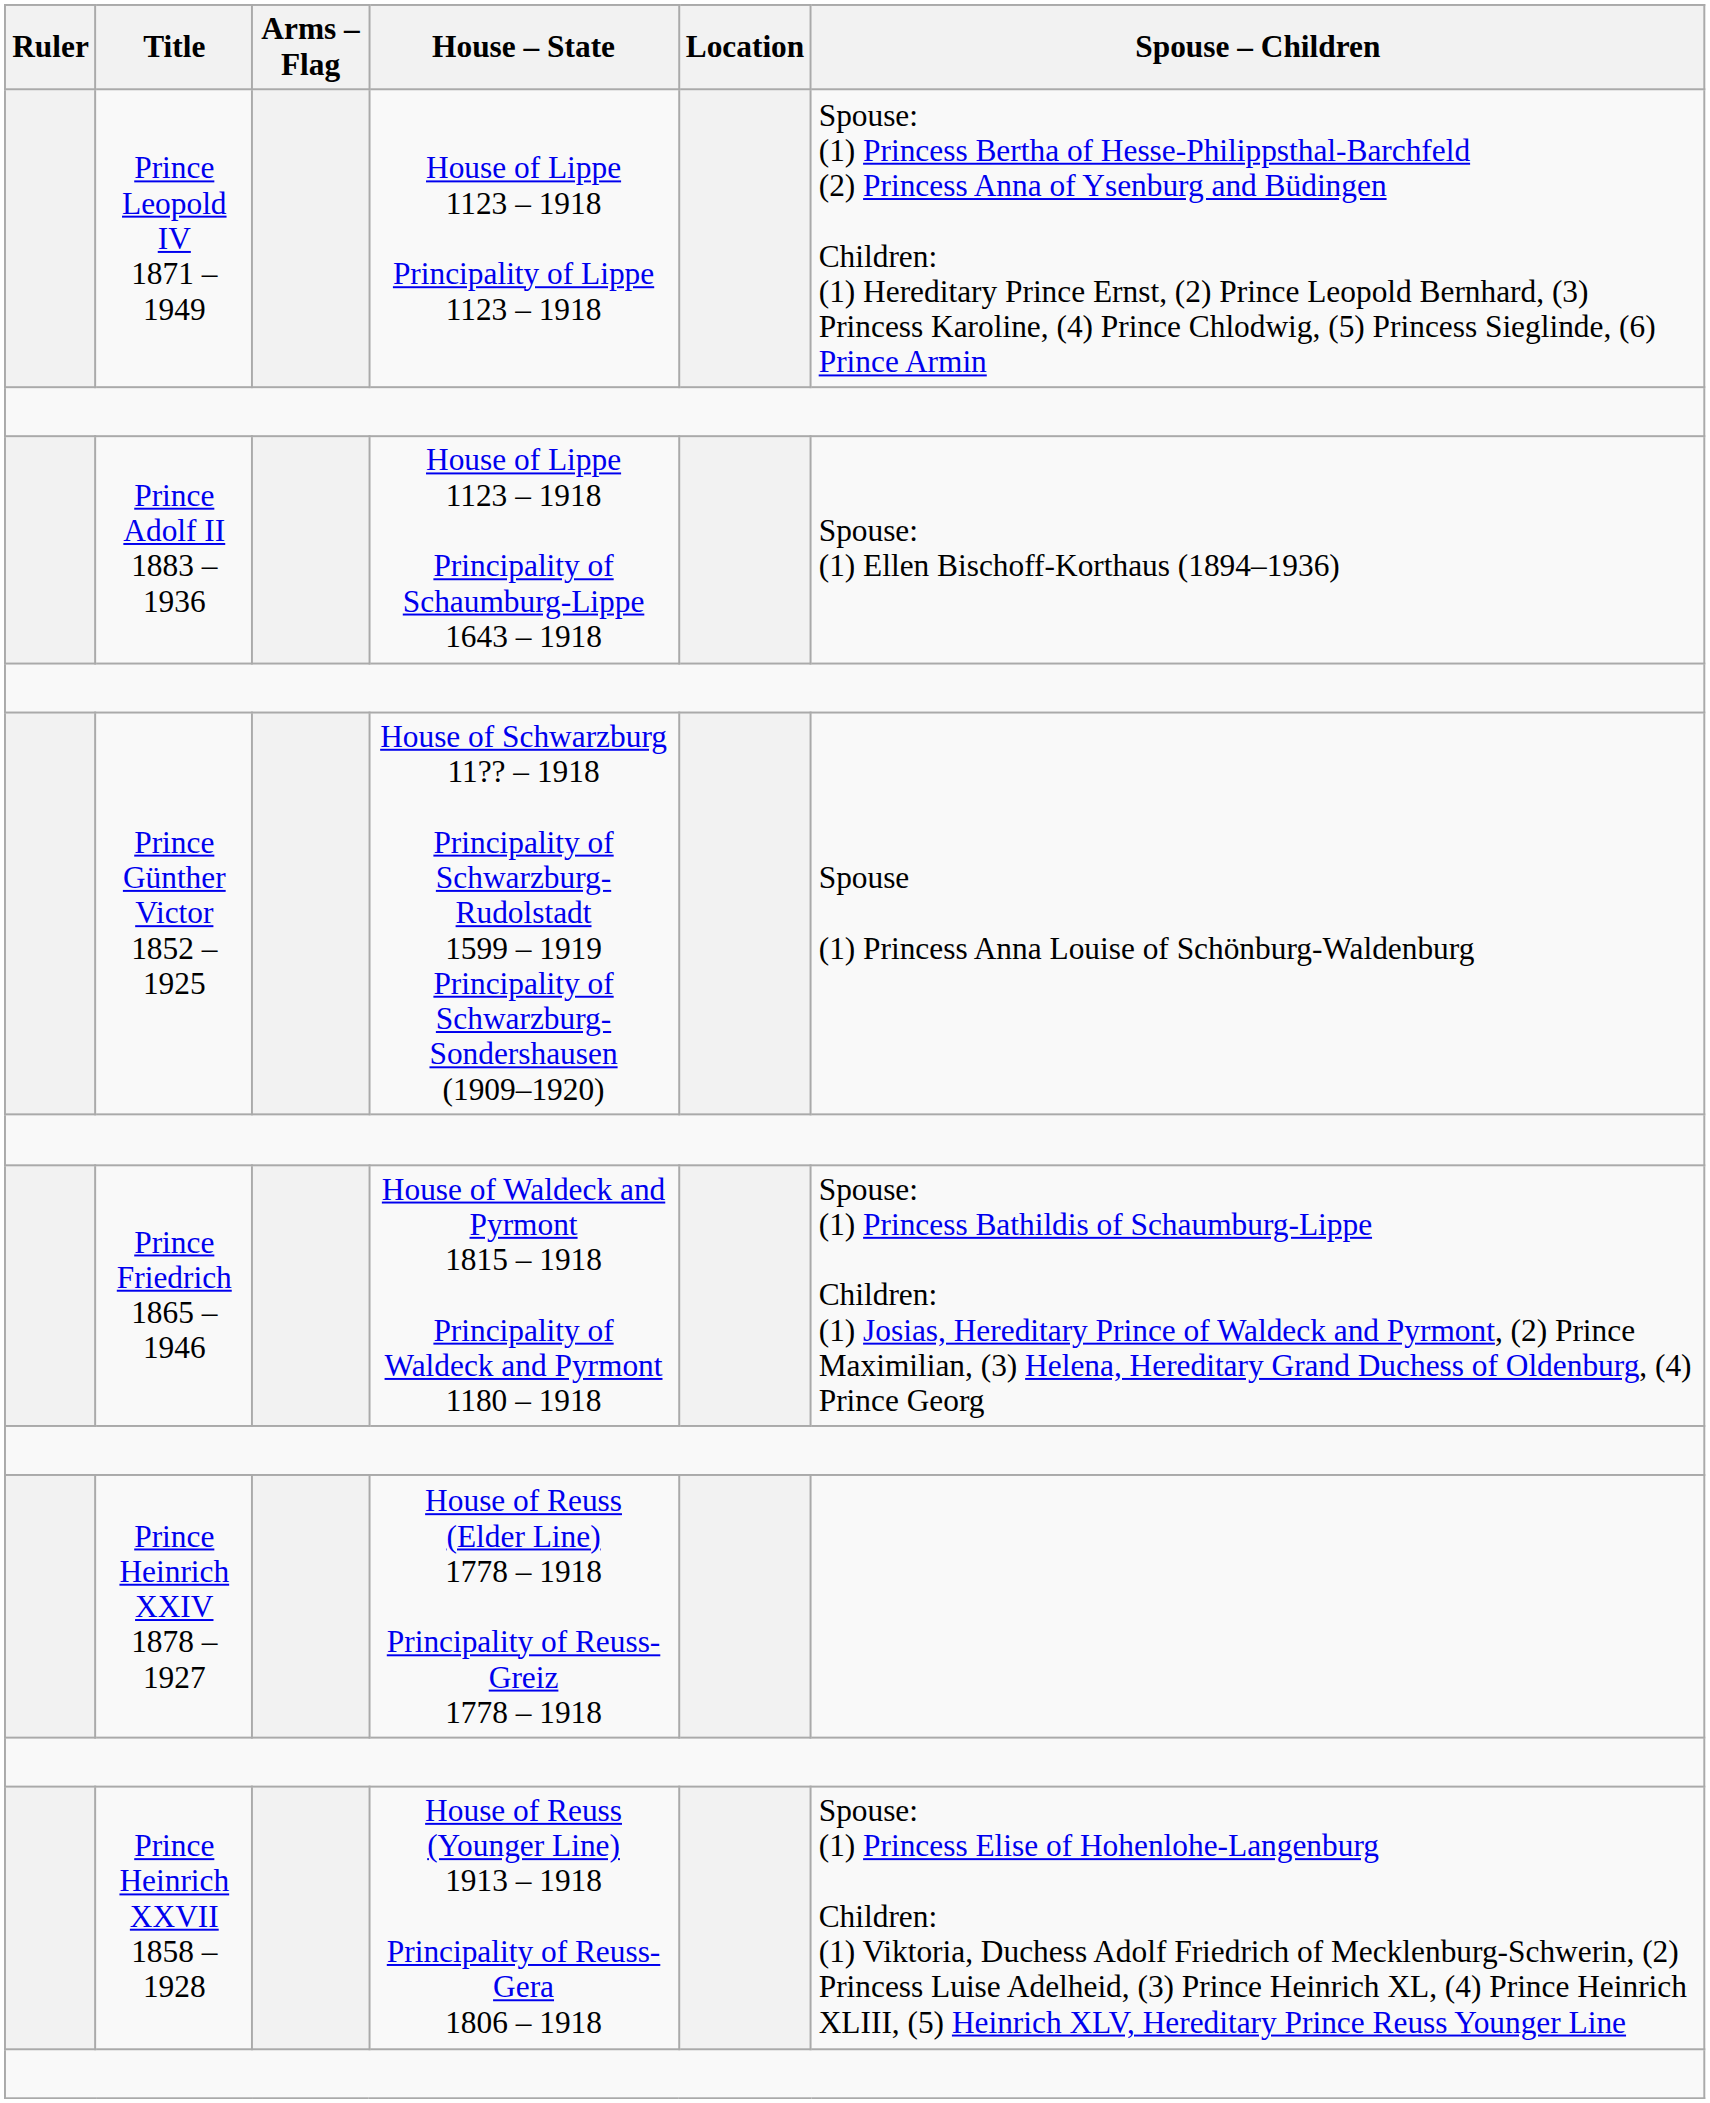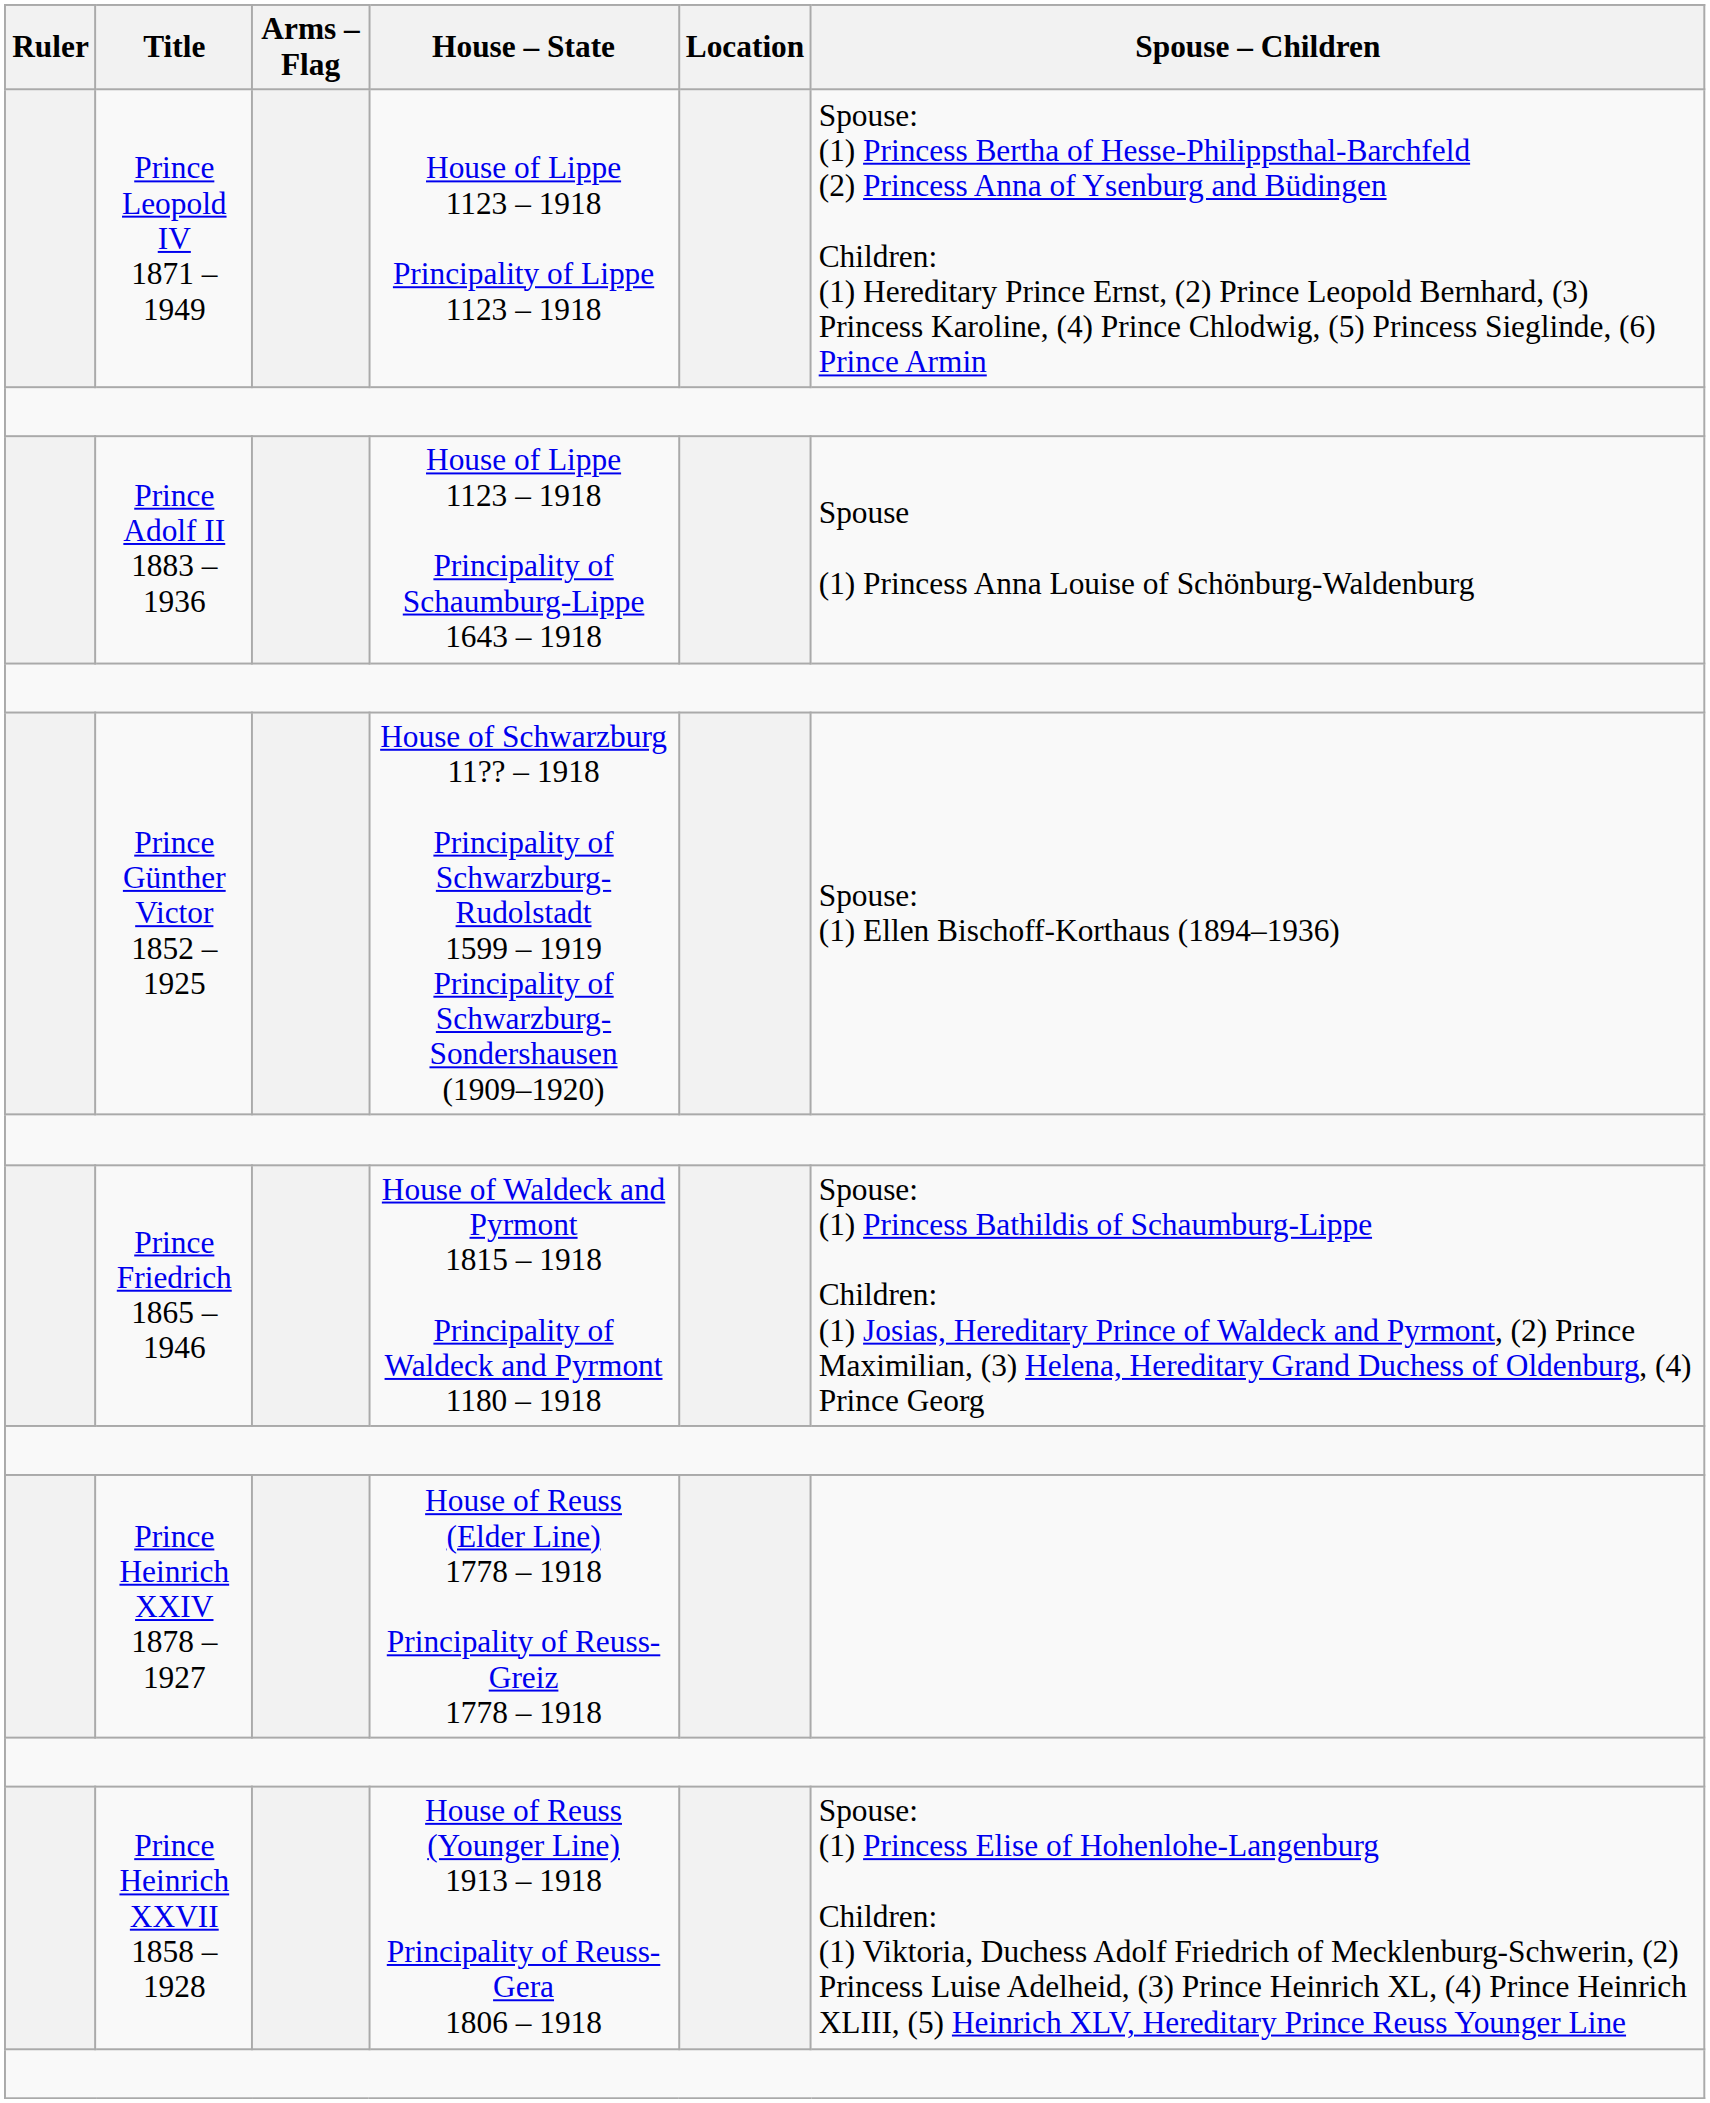(1079, 549) Spouse: (1) Ellen Bischoff-Korthaus (1894–1936) -> (1147, 549) Spouse (1) Princess Anna Louise of Schönburg-Waldenburg
(1147, 913) Spouse (1) Princess Anna Louise of Schönburg-Waldenburg -> (1079, 913) Spouse: (1) Ellen Bischoff-Korthaus (1894–1936)
